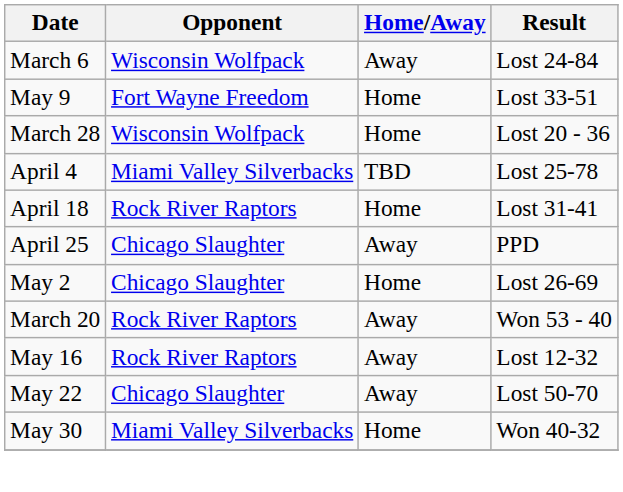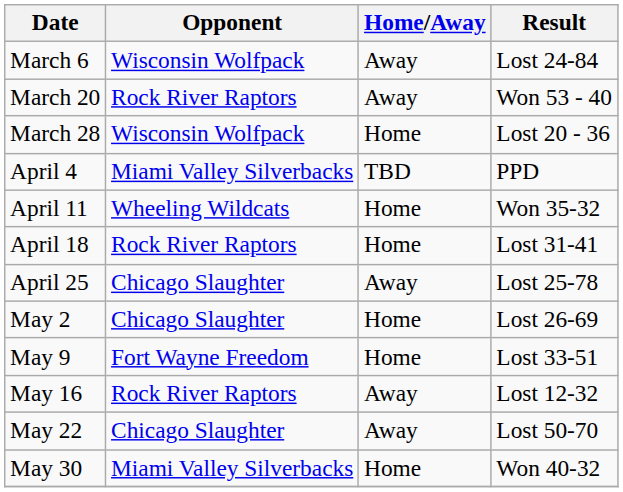rows swapped: (55, 319) <-> (40, 97)
(547, 171) Lost 25-78 -> (518, 171) PPD
+ row: (49, 208)
(518, 245) PPD -> (547, 282) Lost 25-78
